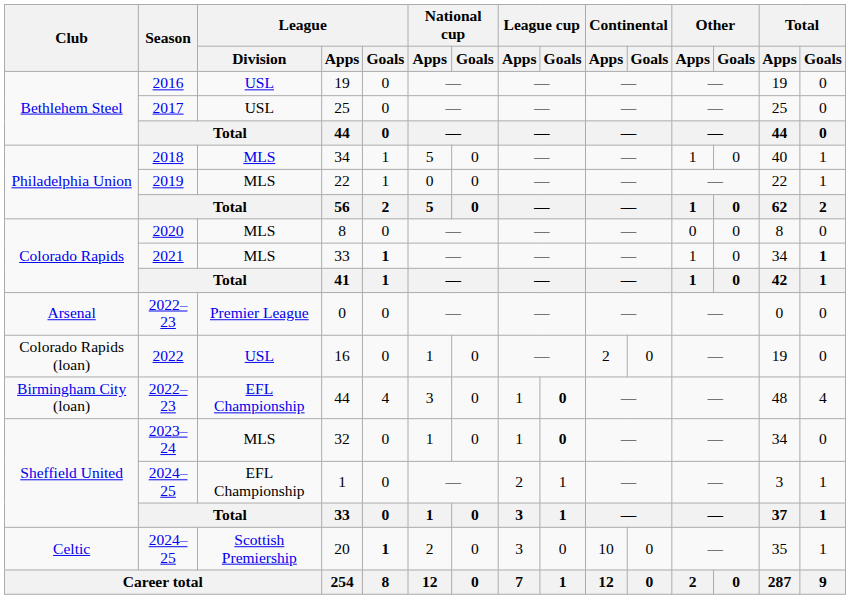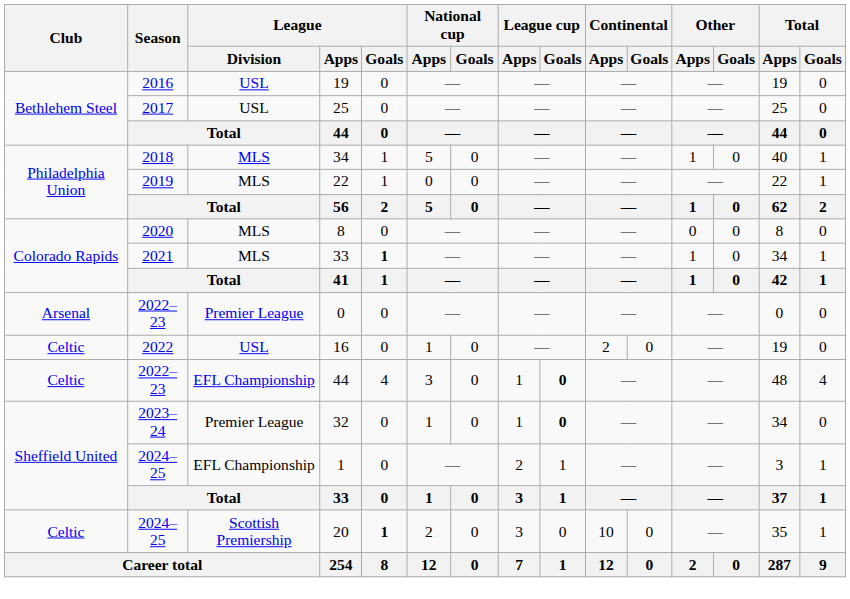(823, 255) bold -> (823, 255) normal
(72, 355) Colorado Rapids (loan) -> (66, 347) Celtic
(72, 397) Birmingham City (loan) -> (66, 380) Celtic
(259, 439) MLS -> (254, 422) Premier League
